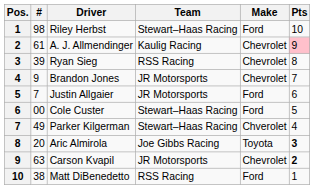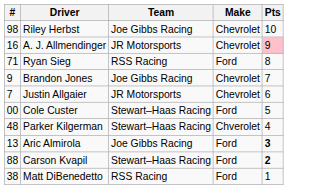- column: (18, 13)
(188, 29) Stewart–Haas Racing -> (152, 29) Joe Gibbs Racing
(253, 29) Ford -> (238, 29) Chevrolet
(39, 45) 61 -> (12, 45) 16
(170, 45) Kaulig Racing -> (146, 45) JR Motorsports
(39, 62) 39 -> (12, 62) 71
(264, 62) Chevrolet -> (226, 62) Ford
(173, 78) JR Motorsports -> (152, 78) Joe Gibbs Racing
(253, 95) Ford -> (238, 95) Chevrolet
(39, 127) 49 -> (12, 127) 48
(39, 144) 20 -> (12, 144) 13
(258, 144) Toyota -> (226, 144) Ford
(39, 160) 63 -> (12, 160) 88
(173, 160) JR Motorsports -> (161, 160) Stewart–Haas Racing
(264, 160) Chevrolet -> (226, 160) Ford
